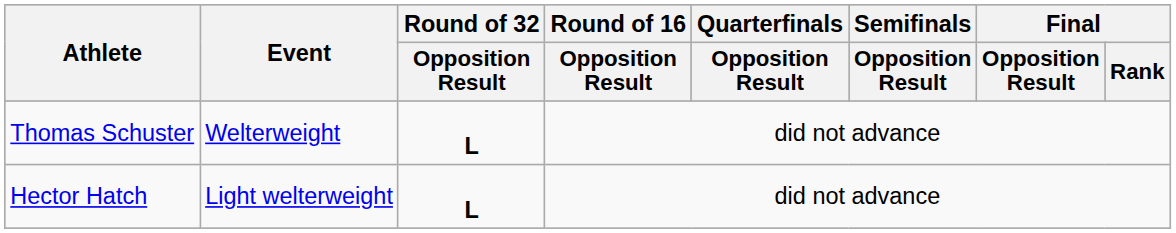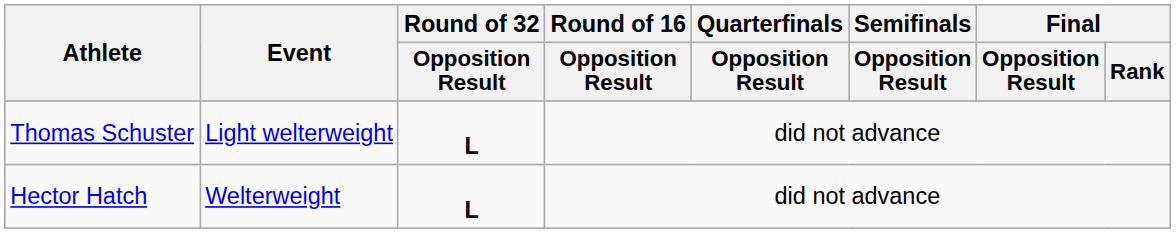(273, 133) Welterweight -> (299, 133) Light welterweight
(299, 196) Light welterweight -> (273, 196) Welterweight
